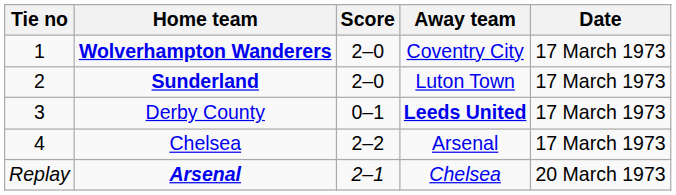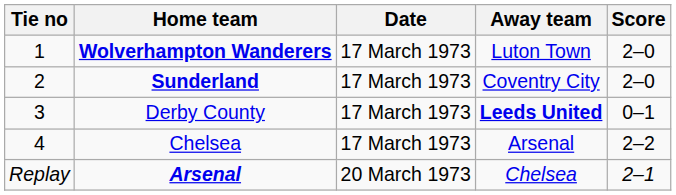columns swapped: (368, 19) <-> (601, 19)
(465, 50) Coventry City -> (541, 50) Luton Town
(465, 81) Luton Town -> (541, 81) Coventry City
